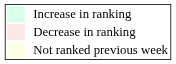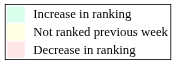rows swapped: (84, 32) <-> (101, 49)
